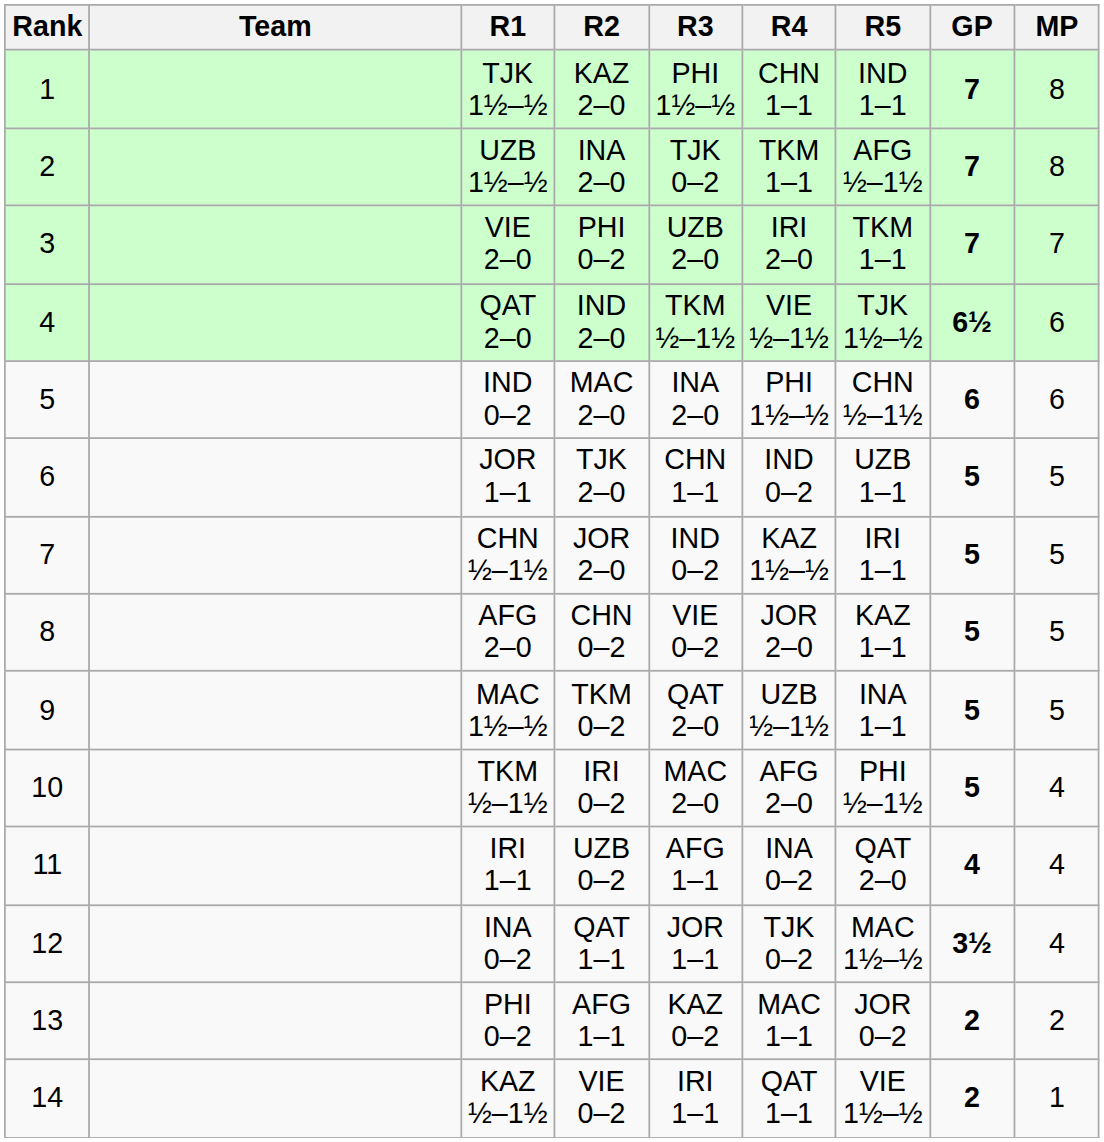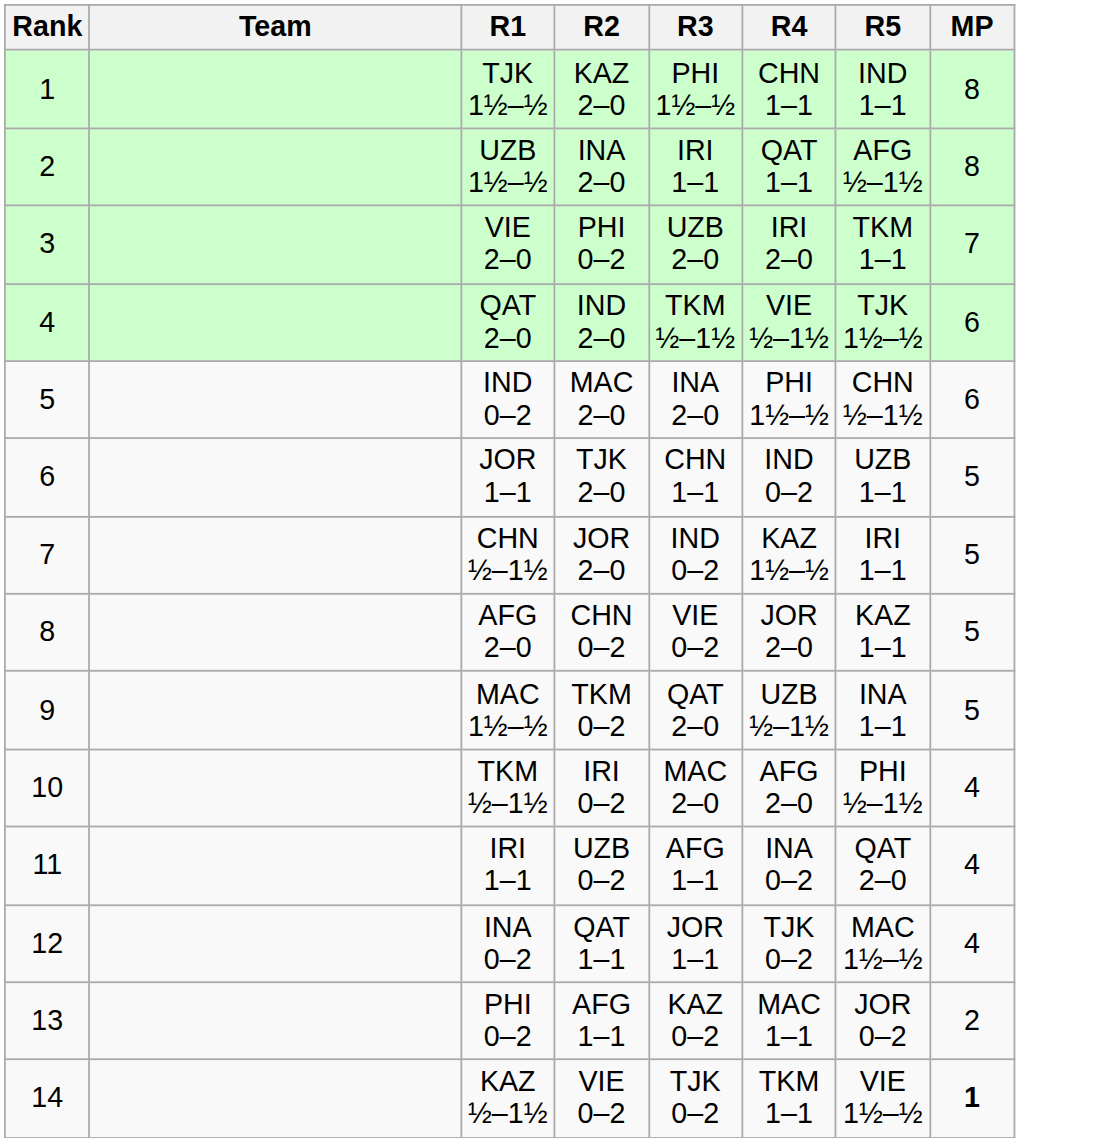- column: (972, 27)
(695, 166) TJK 0–2 -> (695, 166) IRI 1–1
(789, 166) TKM 1–1 -> (789, 166) QAT 1–1
(695, 1098) IRI 1–1 -> (695, 1098) TJK 0–2
(789, 1098) QAT 1–1 -> (789, 1098) TKM 1–1
(1057, 1098) normal -> (972, 1098) bold
